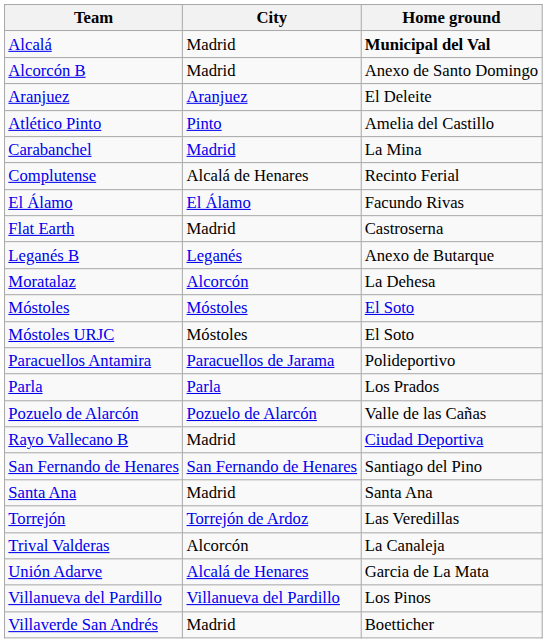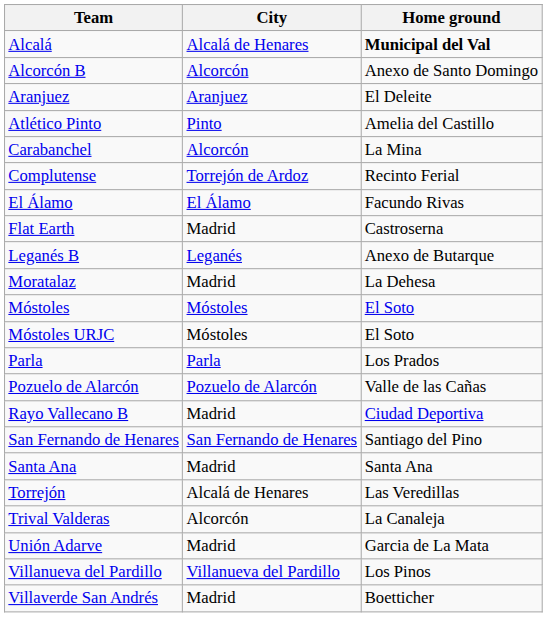(211, 44) Madrid -> (248, 44) Alcalá de Henares
(211, 70) Madrid -> (217, 70) Alcorcón
(211, 149) Madrid -> (217, 149) Alcorcón
(248, 176) Alcalá de Henares -> (247, 176) Torrejón de Ardoz
(217, 281) Alcorcón -> (211, 281) Madrid
- row: (80, 360)
(247, 519) Torrejón de Ardoz -> (248, 492) Alcalá de Henares
(248, 571) Alcalá de Henares -> (211, 545) Madrid
